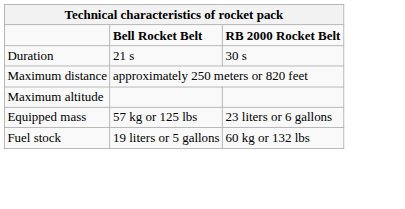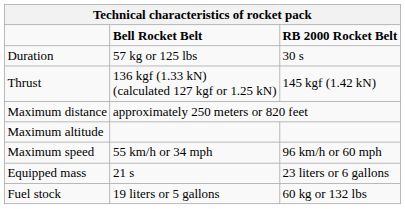(124, 55) 21 s -> (155, 55) 57 kg or 125 lbs
+ row: (24, 83)
+ row: (51, 152)
(155, 117) 57 kg or 125 lbs -> (124, 173) 21 s
